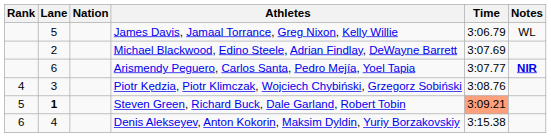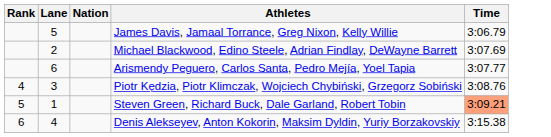- column: (527, 13)
(54, 104) bold -> (54, 104) normal
